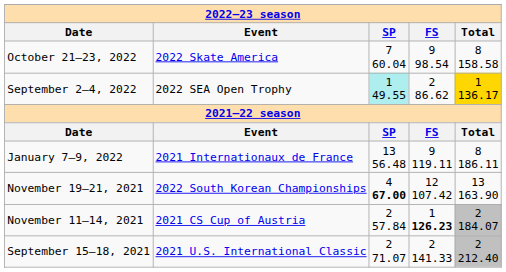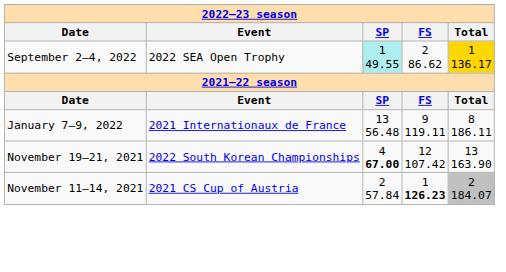- row: (72, 57)
- row: (79, 251)
